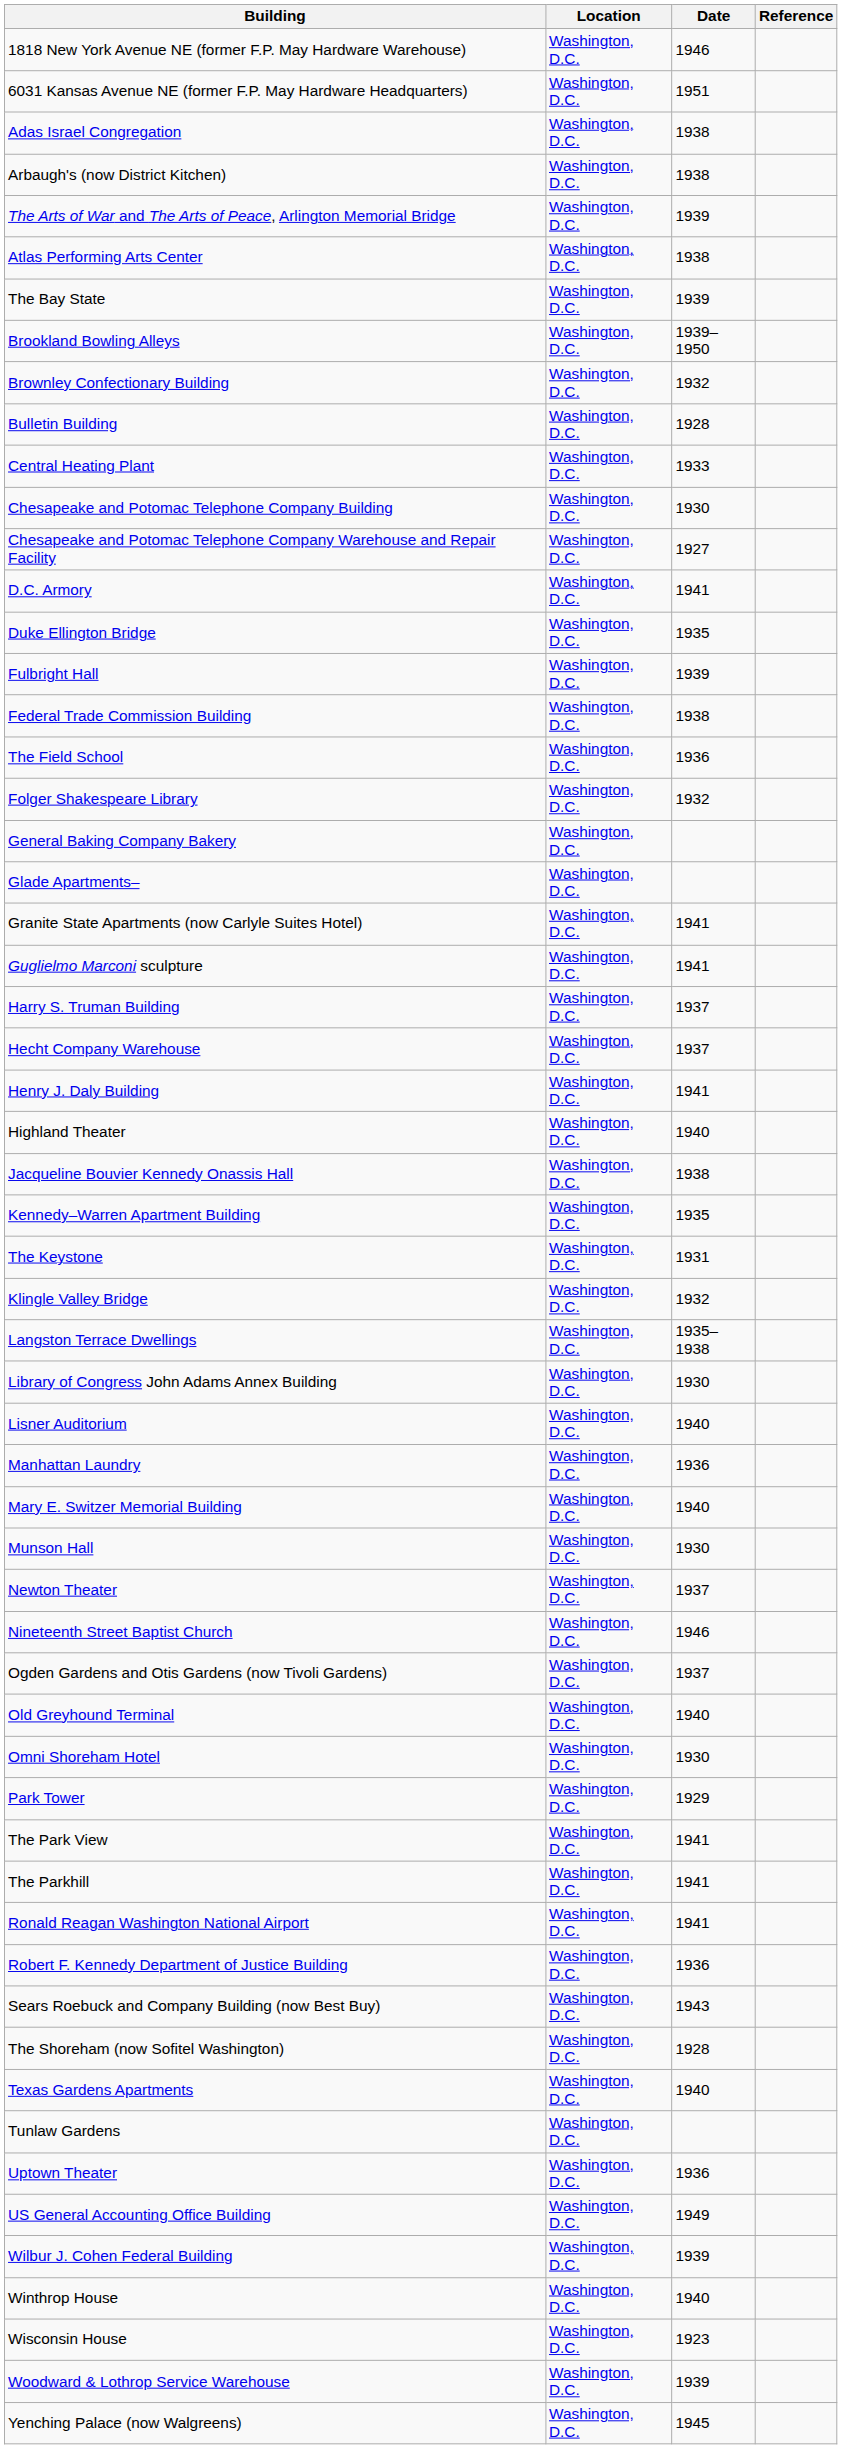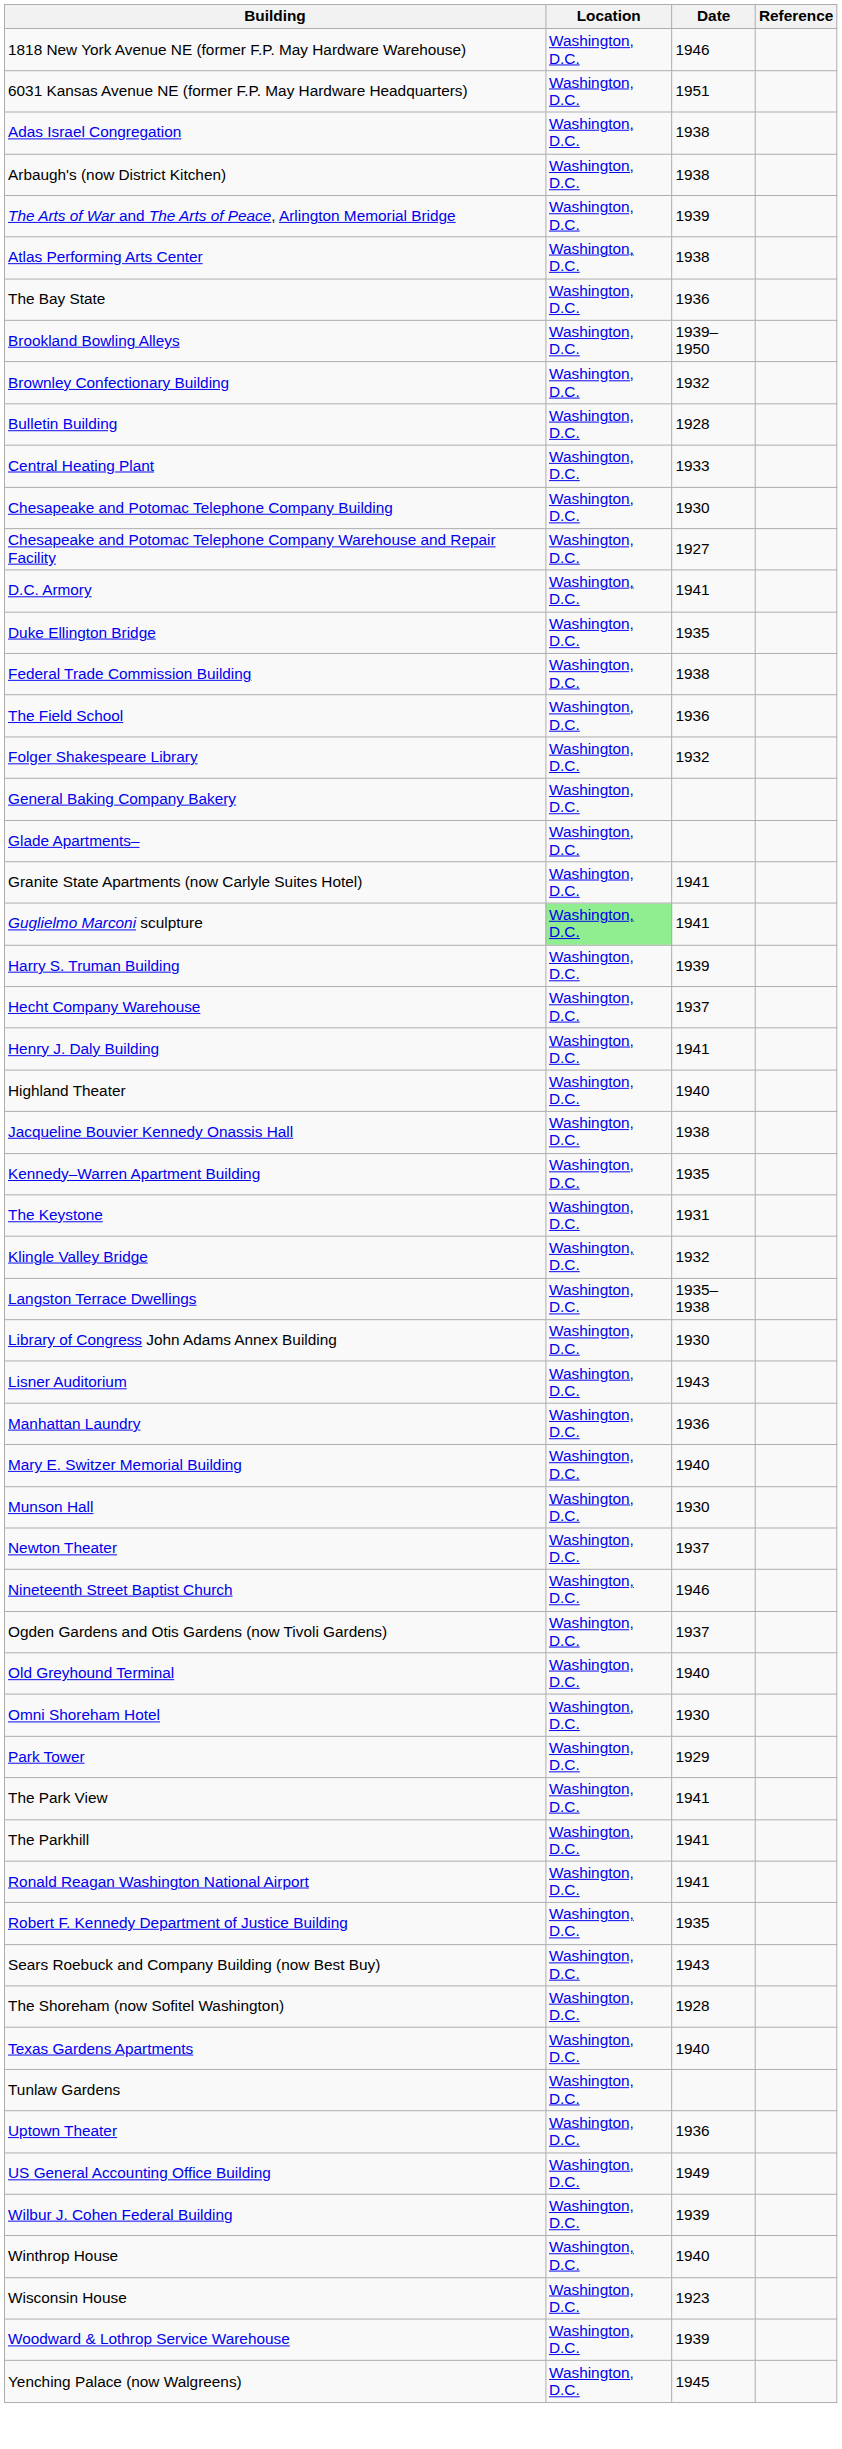(693, 299) 1939 -> (693, 299) 1936
- row: (53, 674)
(591, 965) no background -> (591, 924) lightgreen background
(693, 1007) 1937 -> (693, 965) 1939
(693, 1423) 1940 -> (693, 1382) 1943
(693, 1965) 1936 -> (693, 1923) 1935
